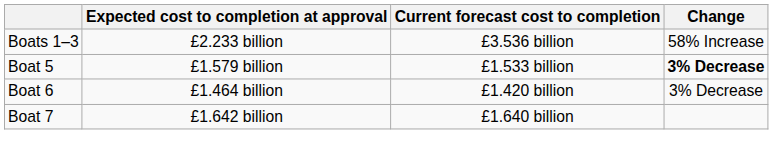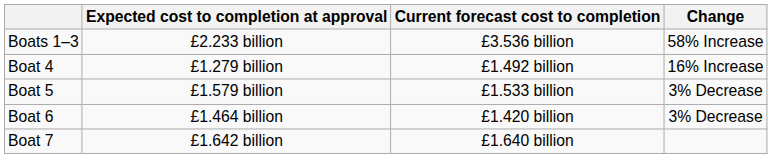+ row: (31, 66)
(716, 66) bold -> (716, 91) normal
